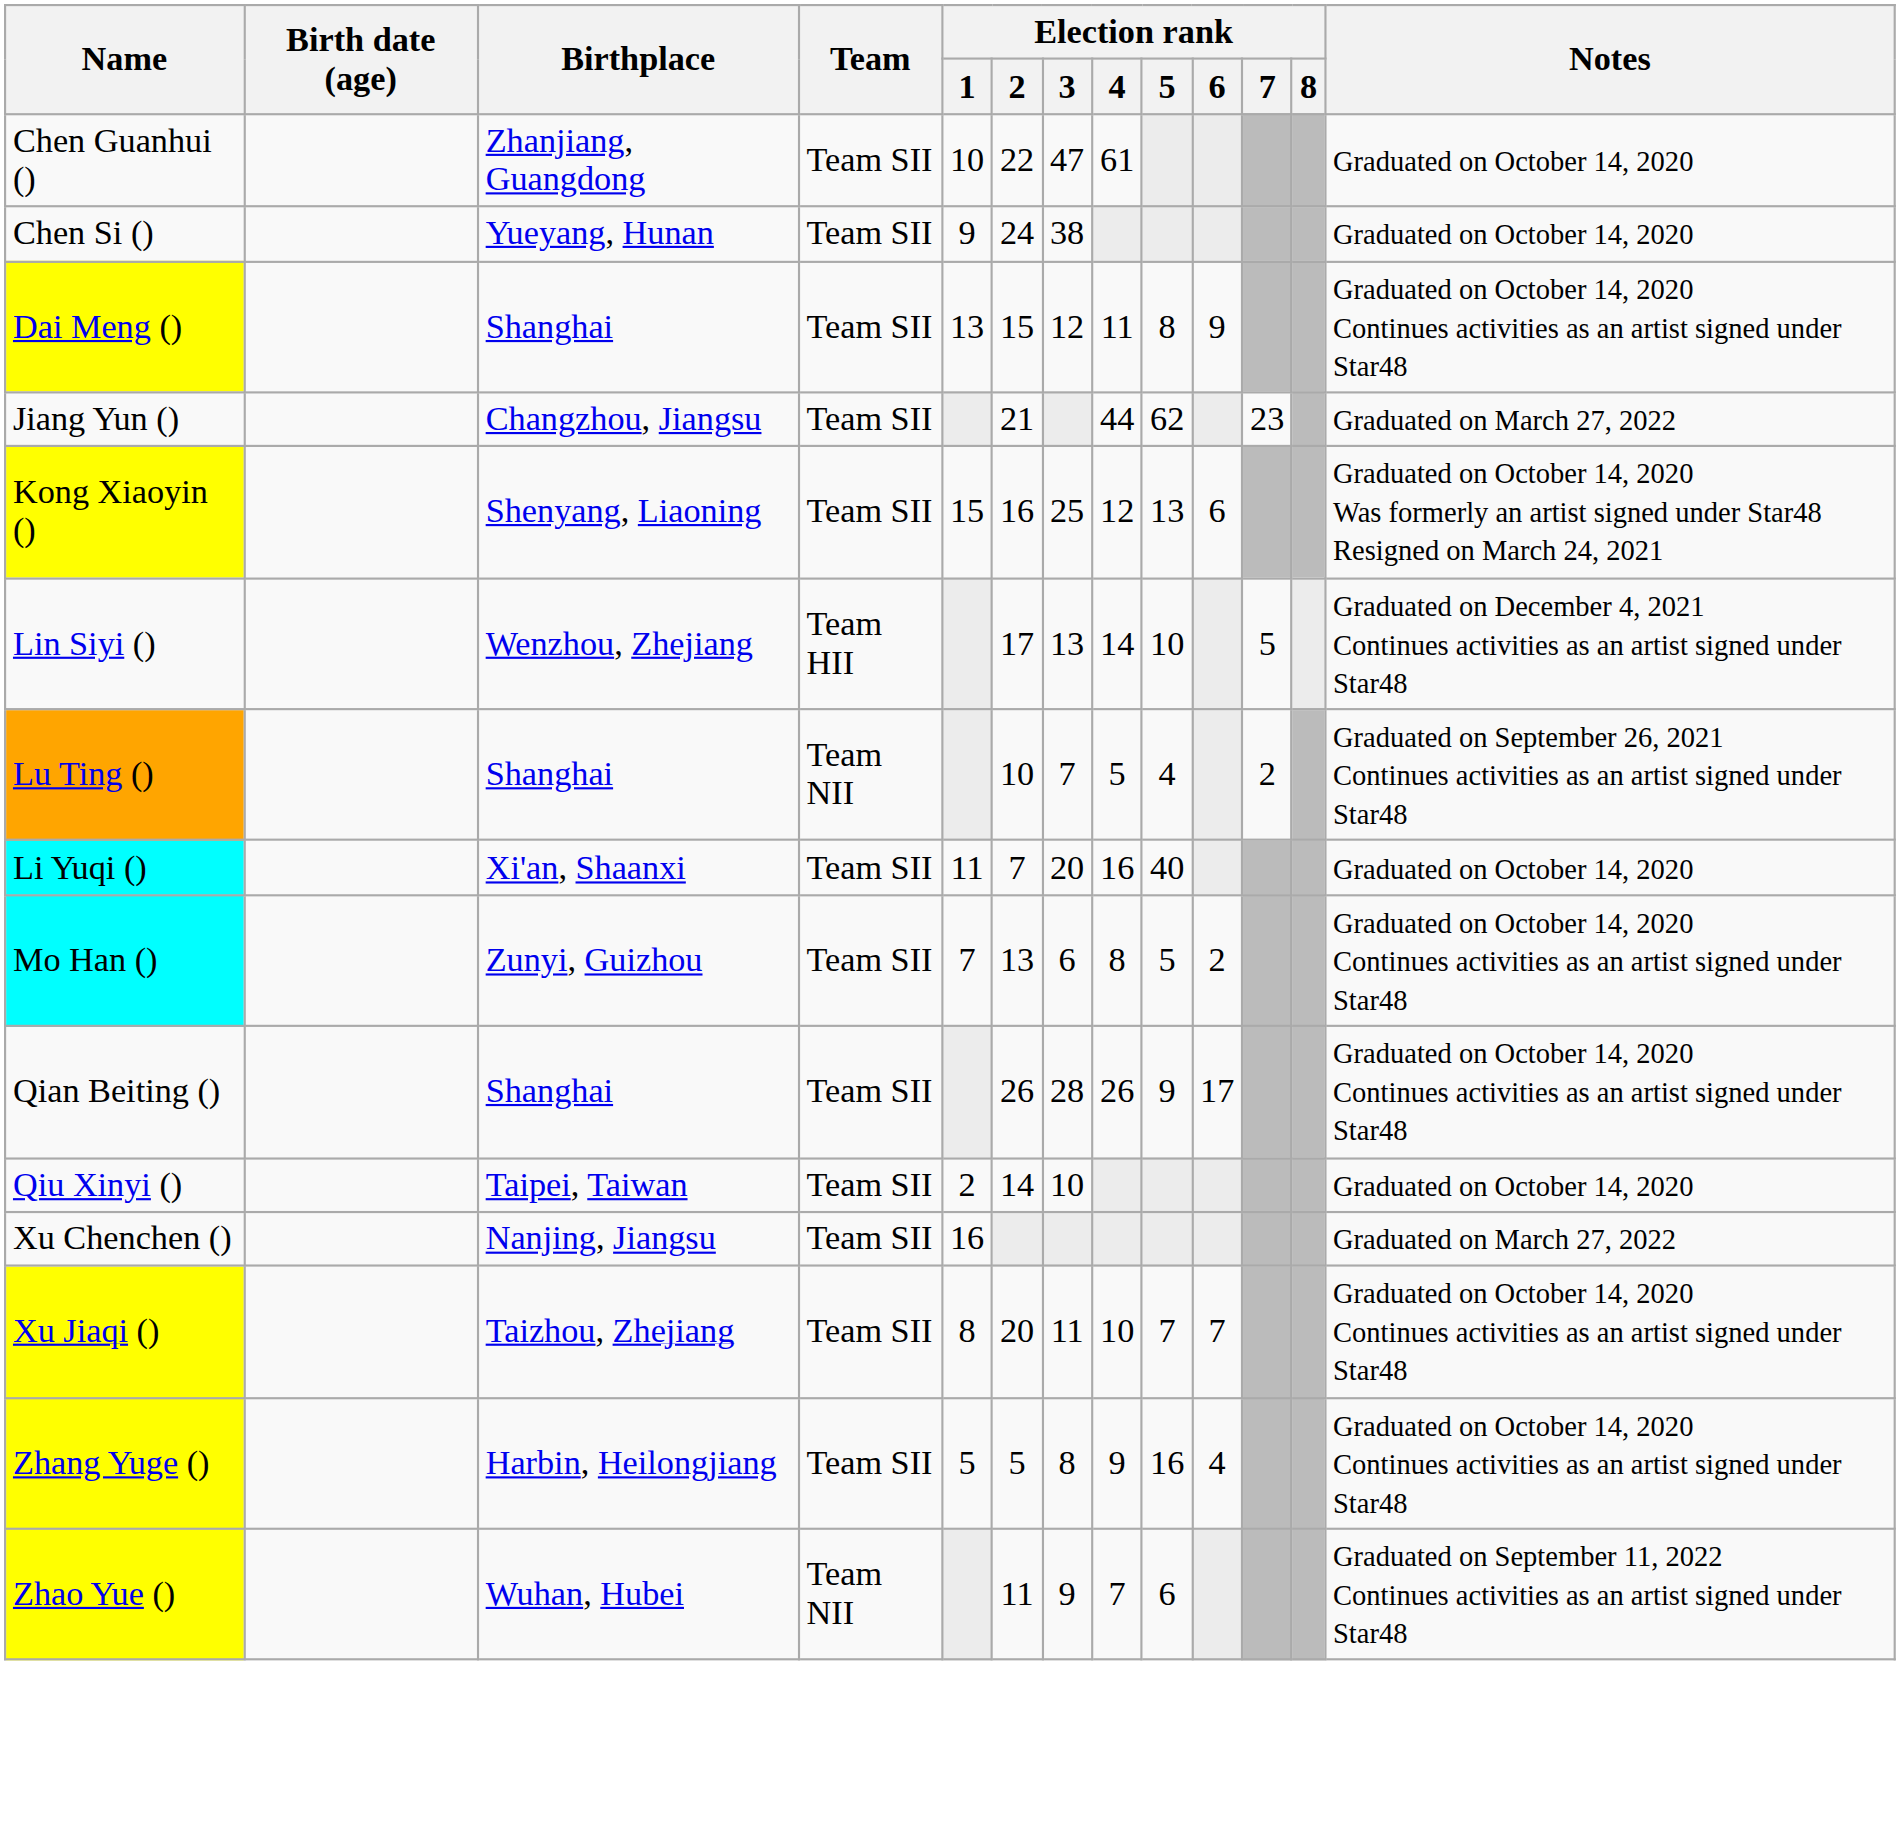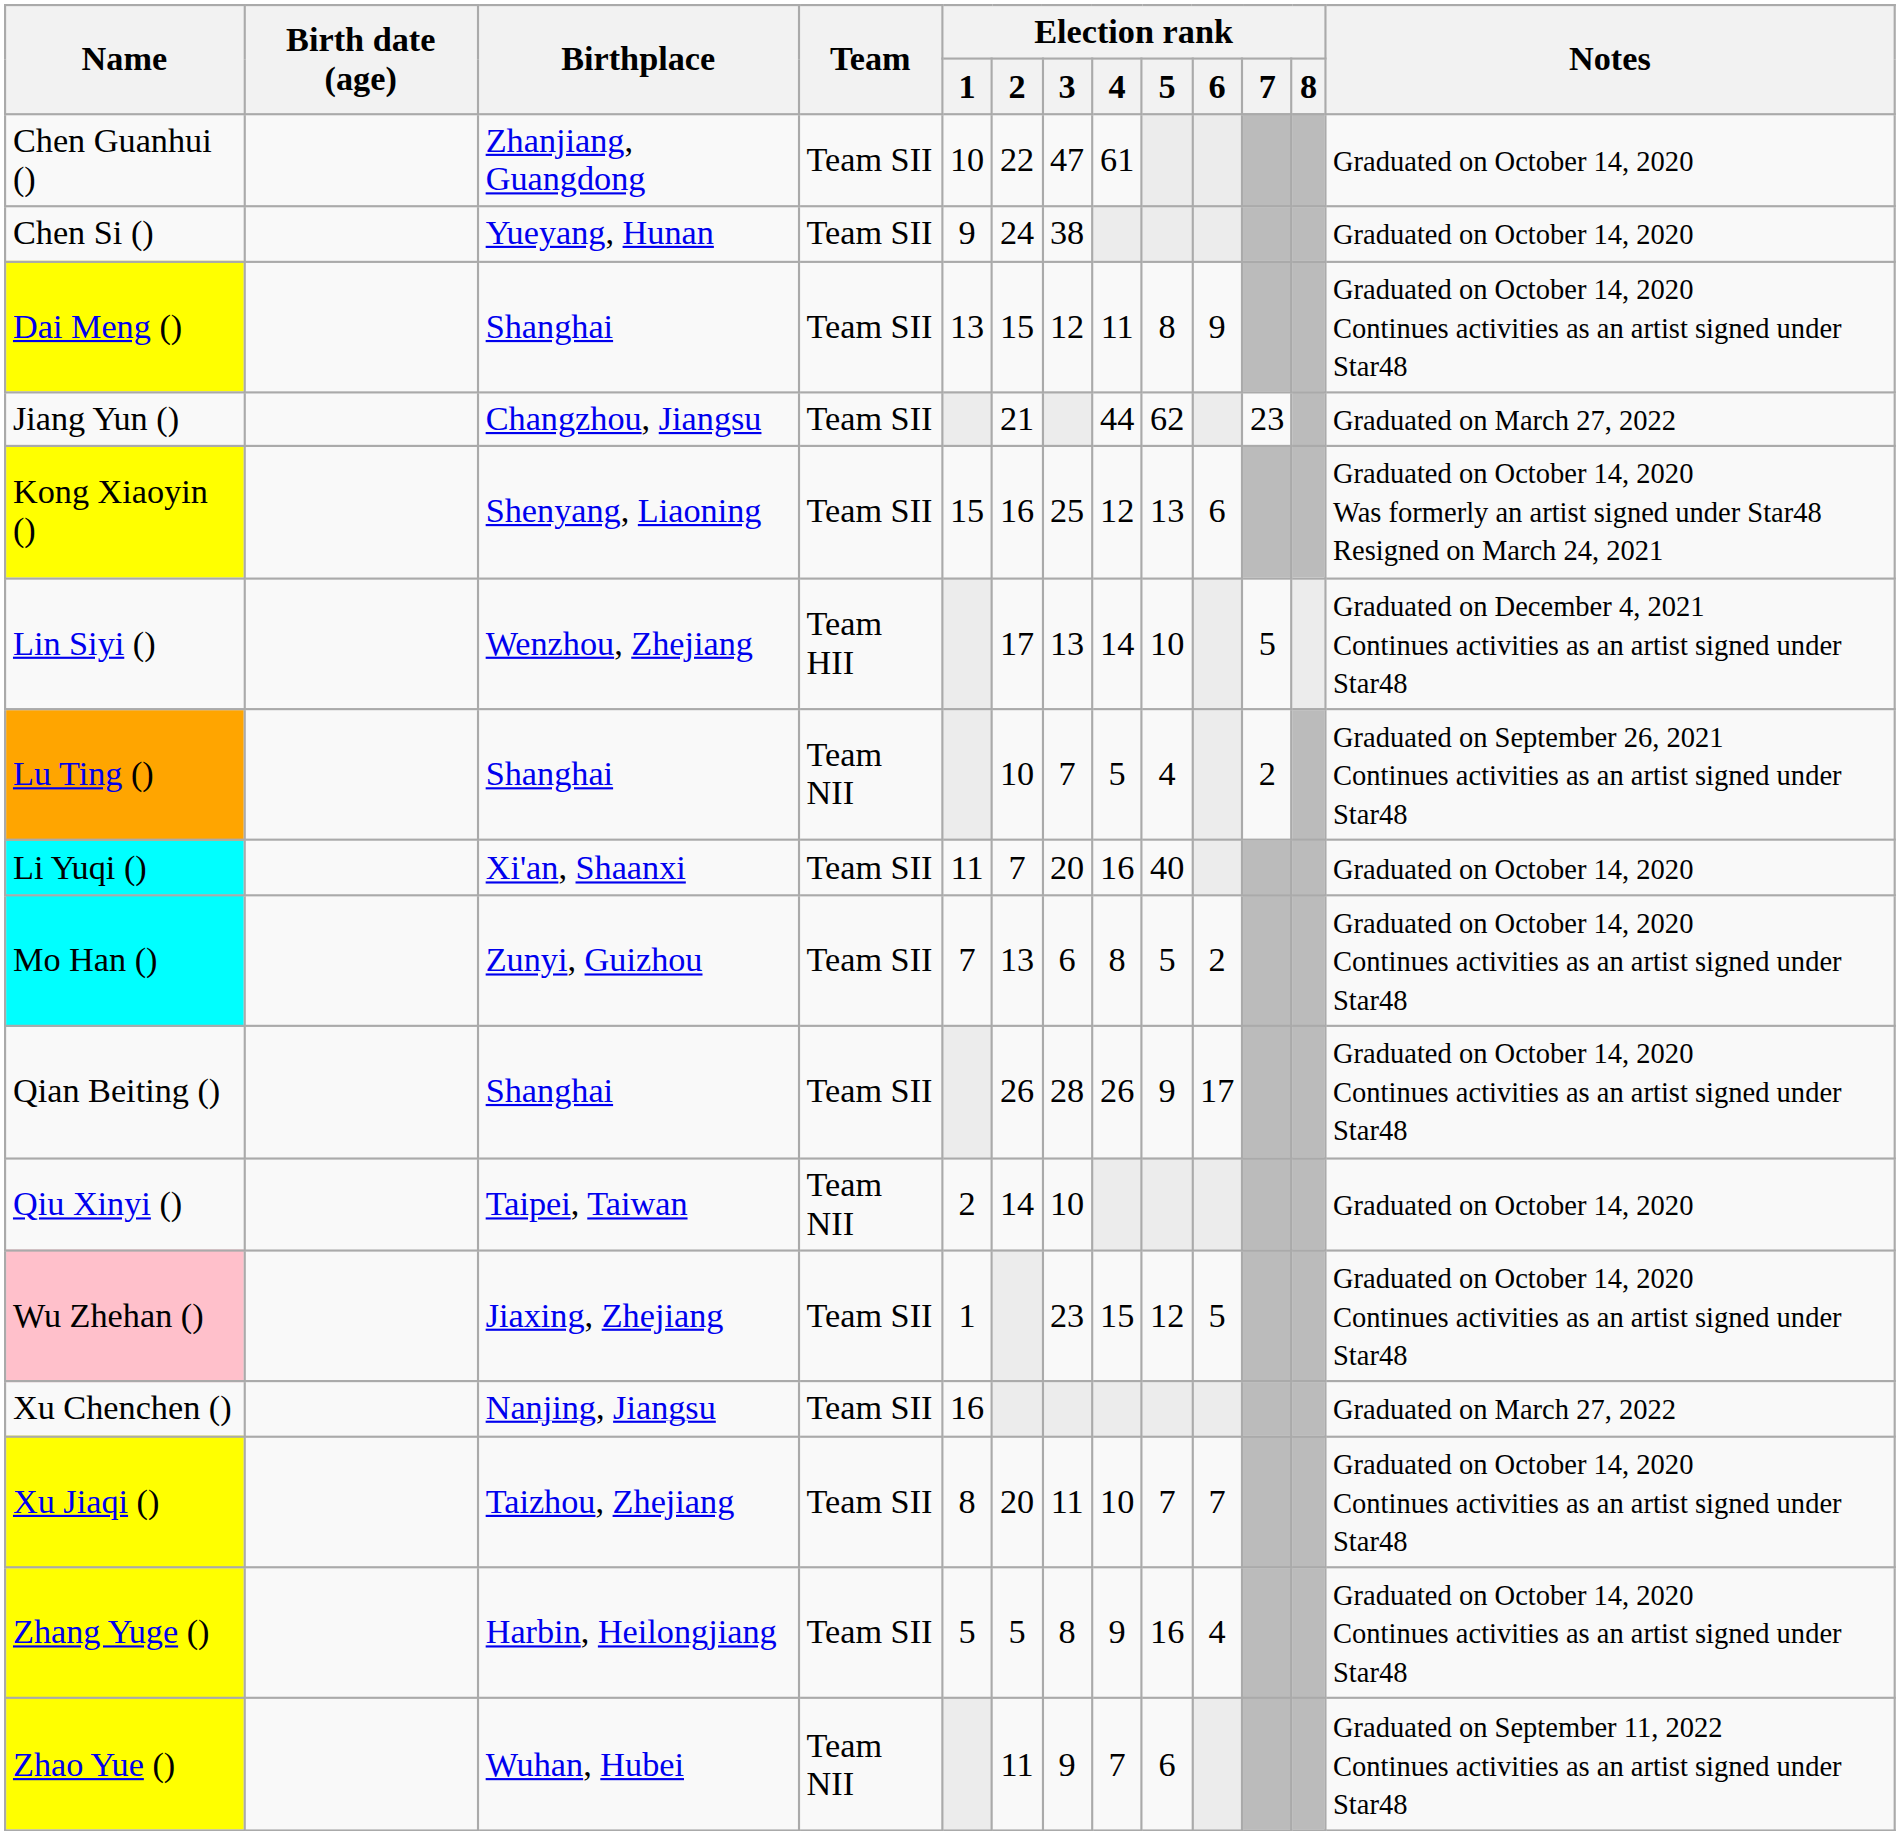(869, 1184) Team SII -> (844, 1203) Team NII
+ row: (108, 1315)
